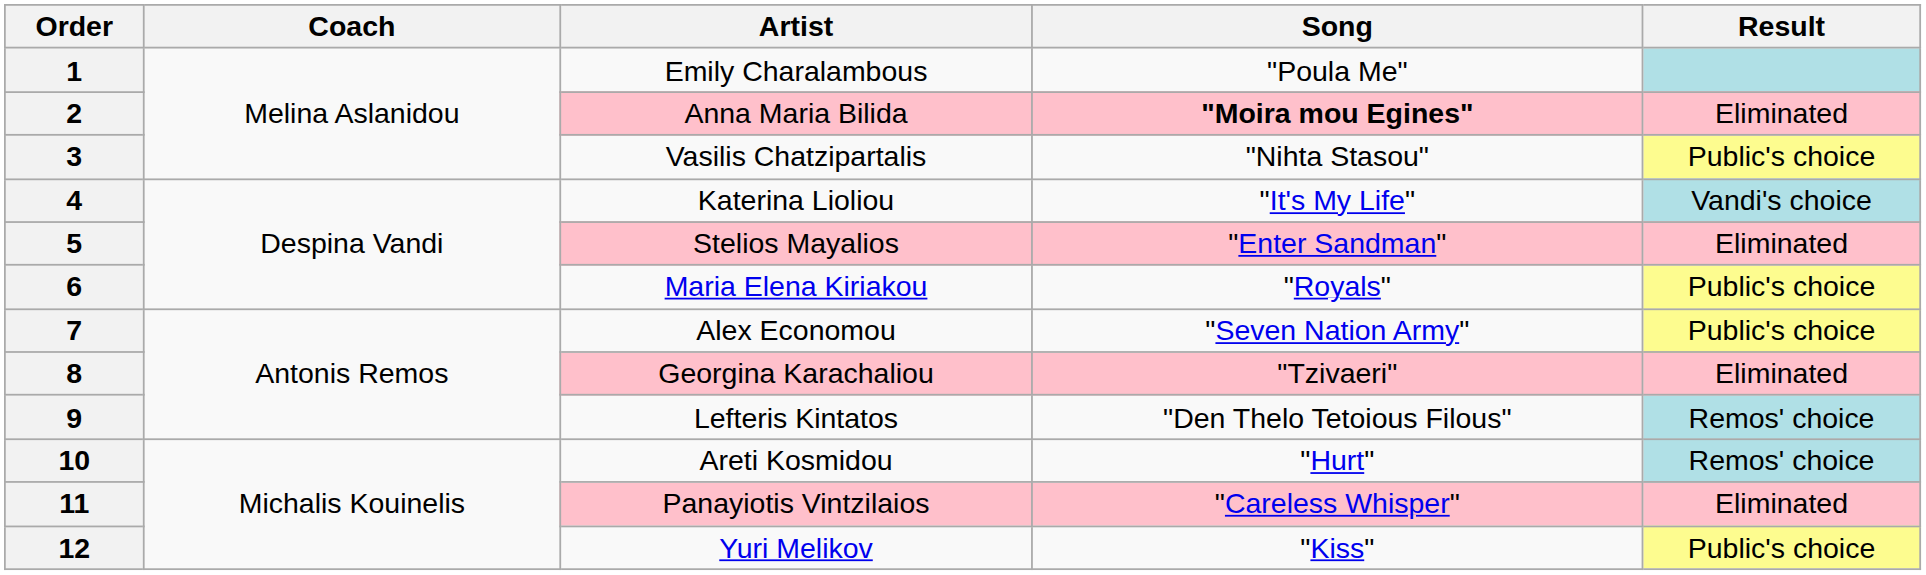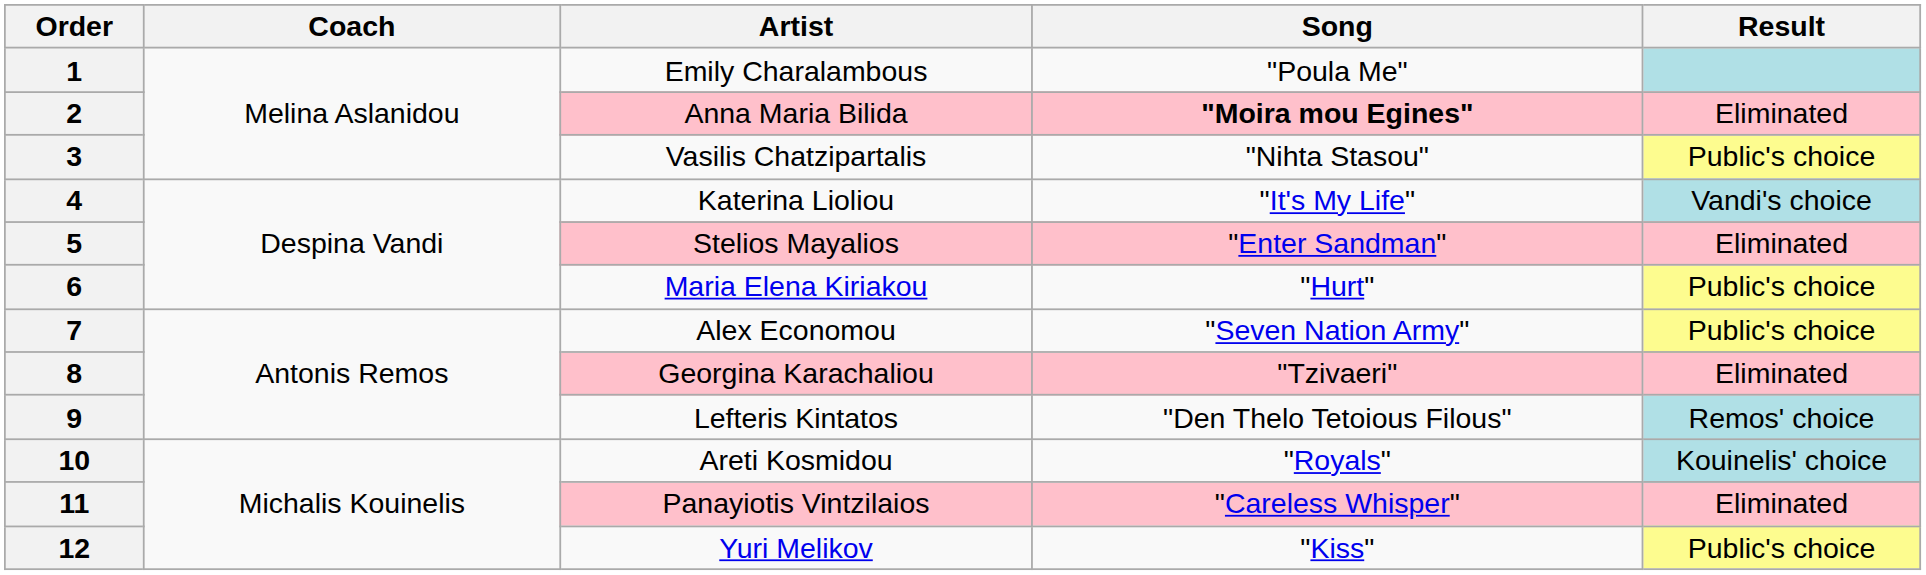(1337, 287) "Royals" -> (1337, 287) "Hurt"
(1337, 460) "Hurt" -> (1337, 460) "Royals"
(1782, 460) Remos' choice -> (1782, 460) Kouinelis' choice
